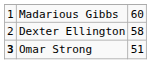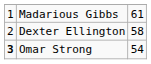(137, 13) 60 -> (137, 13) 61
(137, 49) 51 -> (137, 49) 54
